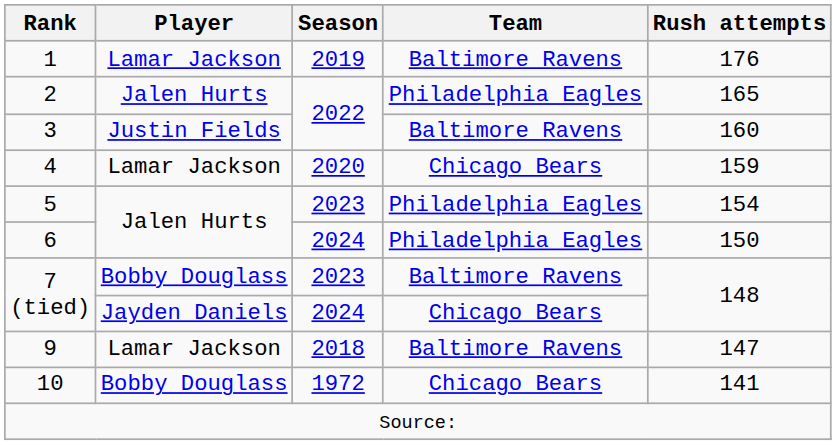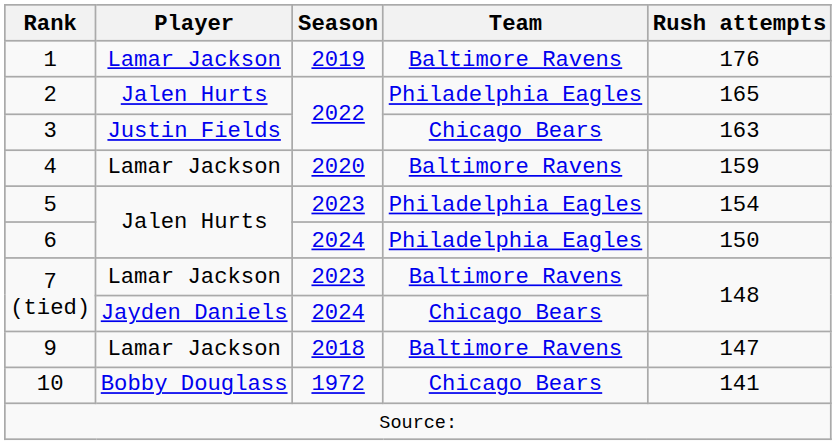(515, 132) Baltimore Ravens -> (515, 132) Chicago Bears
(740, 132) 160 -> (740, 132) 163
(515, 168) Chicago Bears -> (515, 168) Baltimore Ravens
(194, 277) Bobby Douglass -> (194, 277) Lamar Jackson
